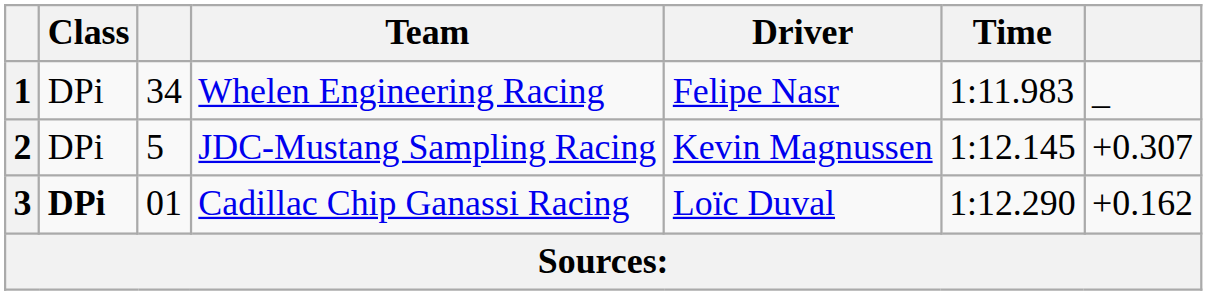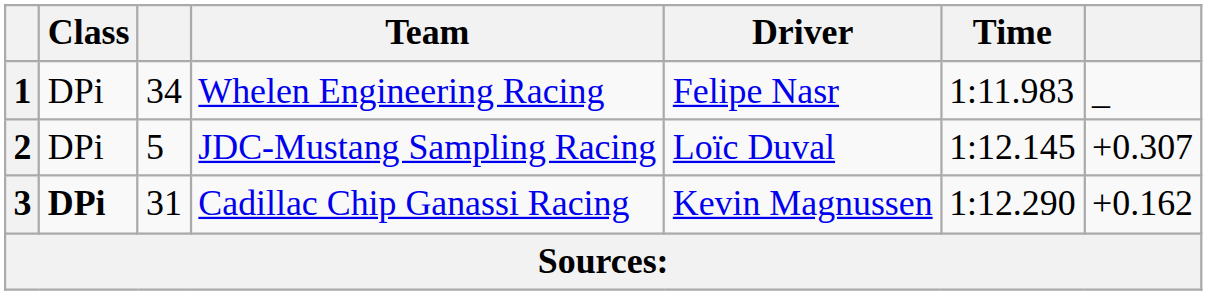(803, 146) Kevin Magnussen -> (754, 146) Loïc Duval
(164, 203) 01 -> (164, 203) 31
(754, 203) Loïc Duval -> (803, 203) Kevin Magnussen
